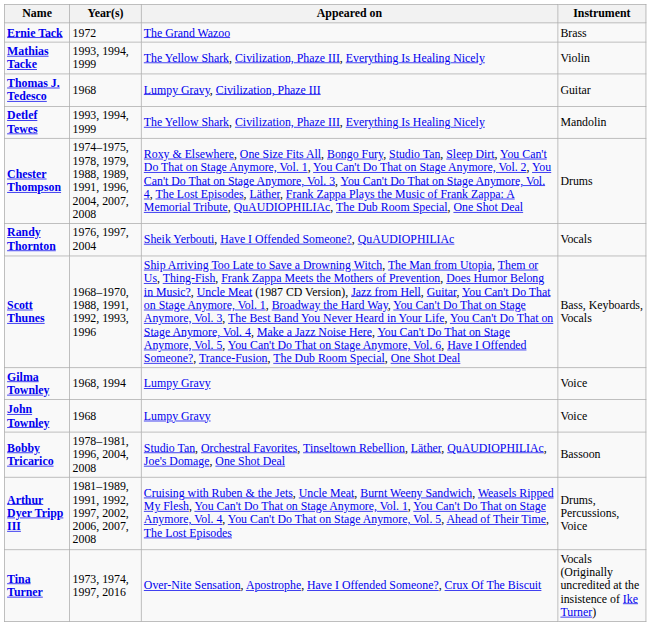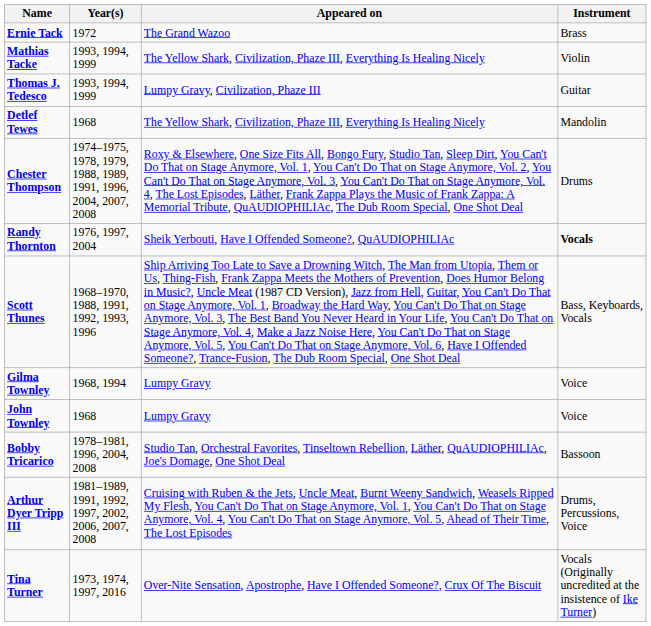(84, 90) 1968 -> (101, 90) 1993, 1994, 1999
(101, 122) 1993, 1994, 1999 -> (84, 122) 1968
(576, 239) normal -> (577, 239) bold
